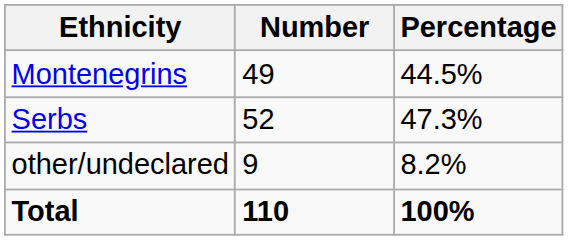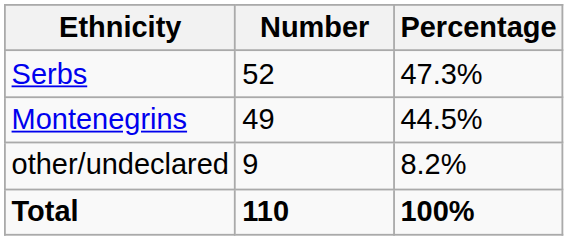rows swapped: (49, 119) <-> (99, 73)
